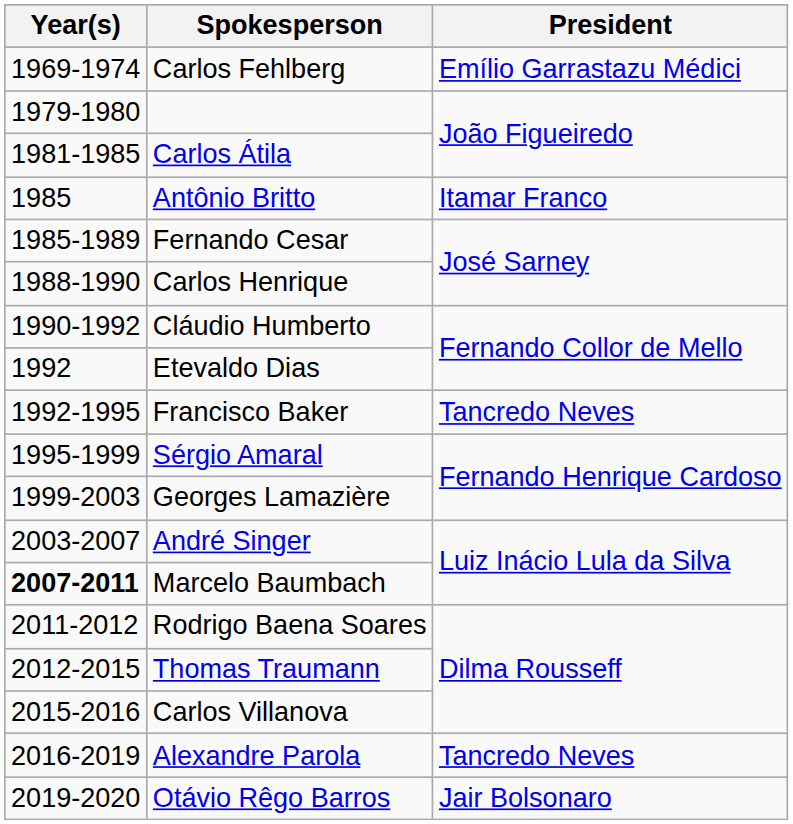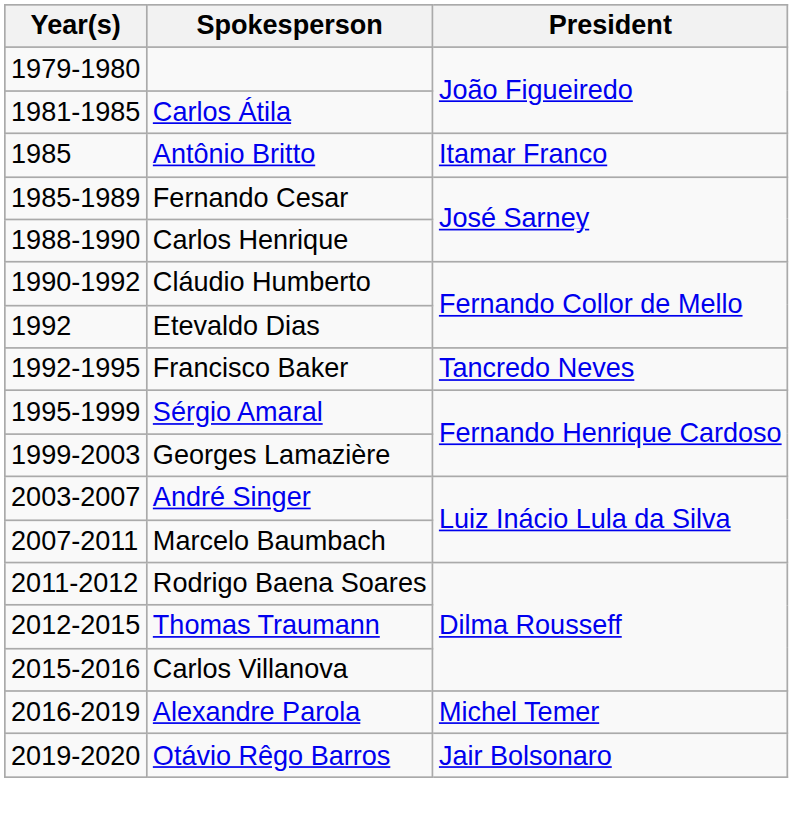- row: (249, 68)
(75, 583) bold -> (75, 540) normal
(537, 754) Tancredo Neves -> (519, 712) Michel Temer
